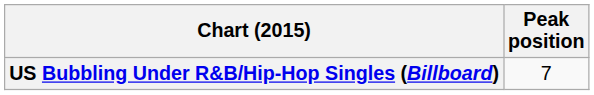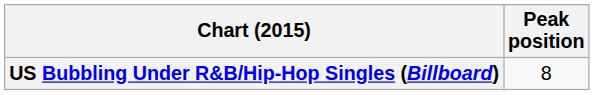(546, 73) 7 -> (546, 73) 8
